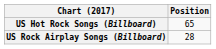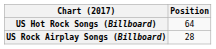(190, 24) 65 -> (190, 24) 64
